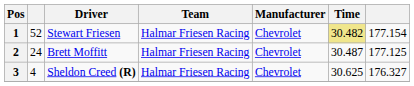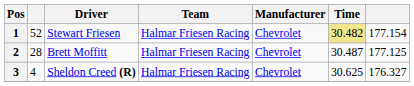(36, 52) 24 -> (36, 52) 28
